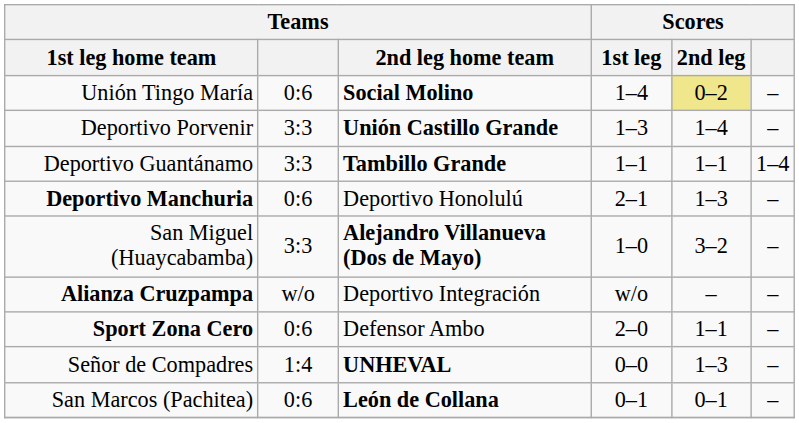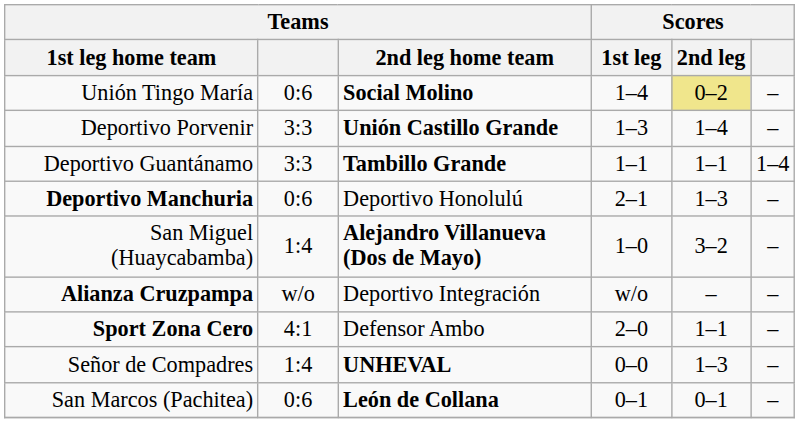(298, 246) 3:3 -> (298, 246) 1:4
(298, 329) 0:6 -> (298, 329) 4:1
